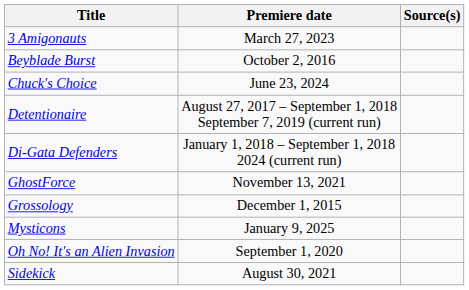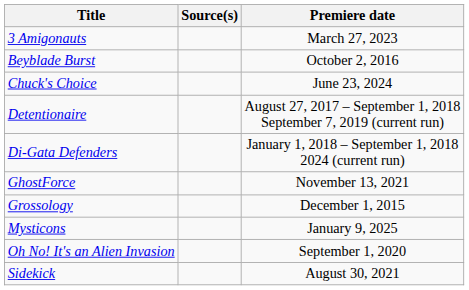columns swapped: (289, 15) <-> (432, 15)
